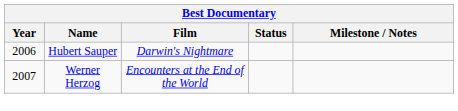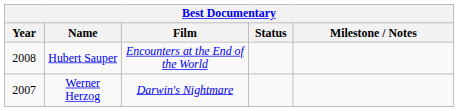(24, 51) 2006 -> (24, 58) 2008
(185, 51) Darwin's Nightmare -> (185, 58) Encounters at the End of the World
(185, 76) Encounters at the End of the World -> (185, 90) Darwin's Nightmare
